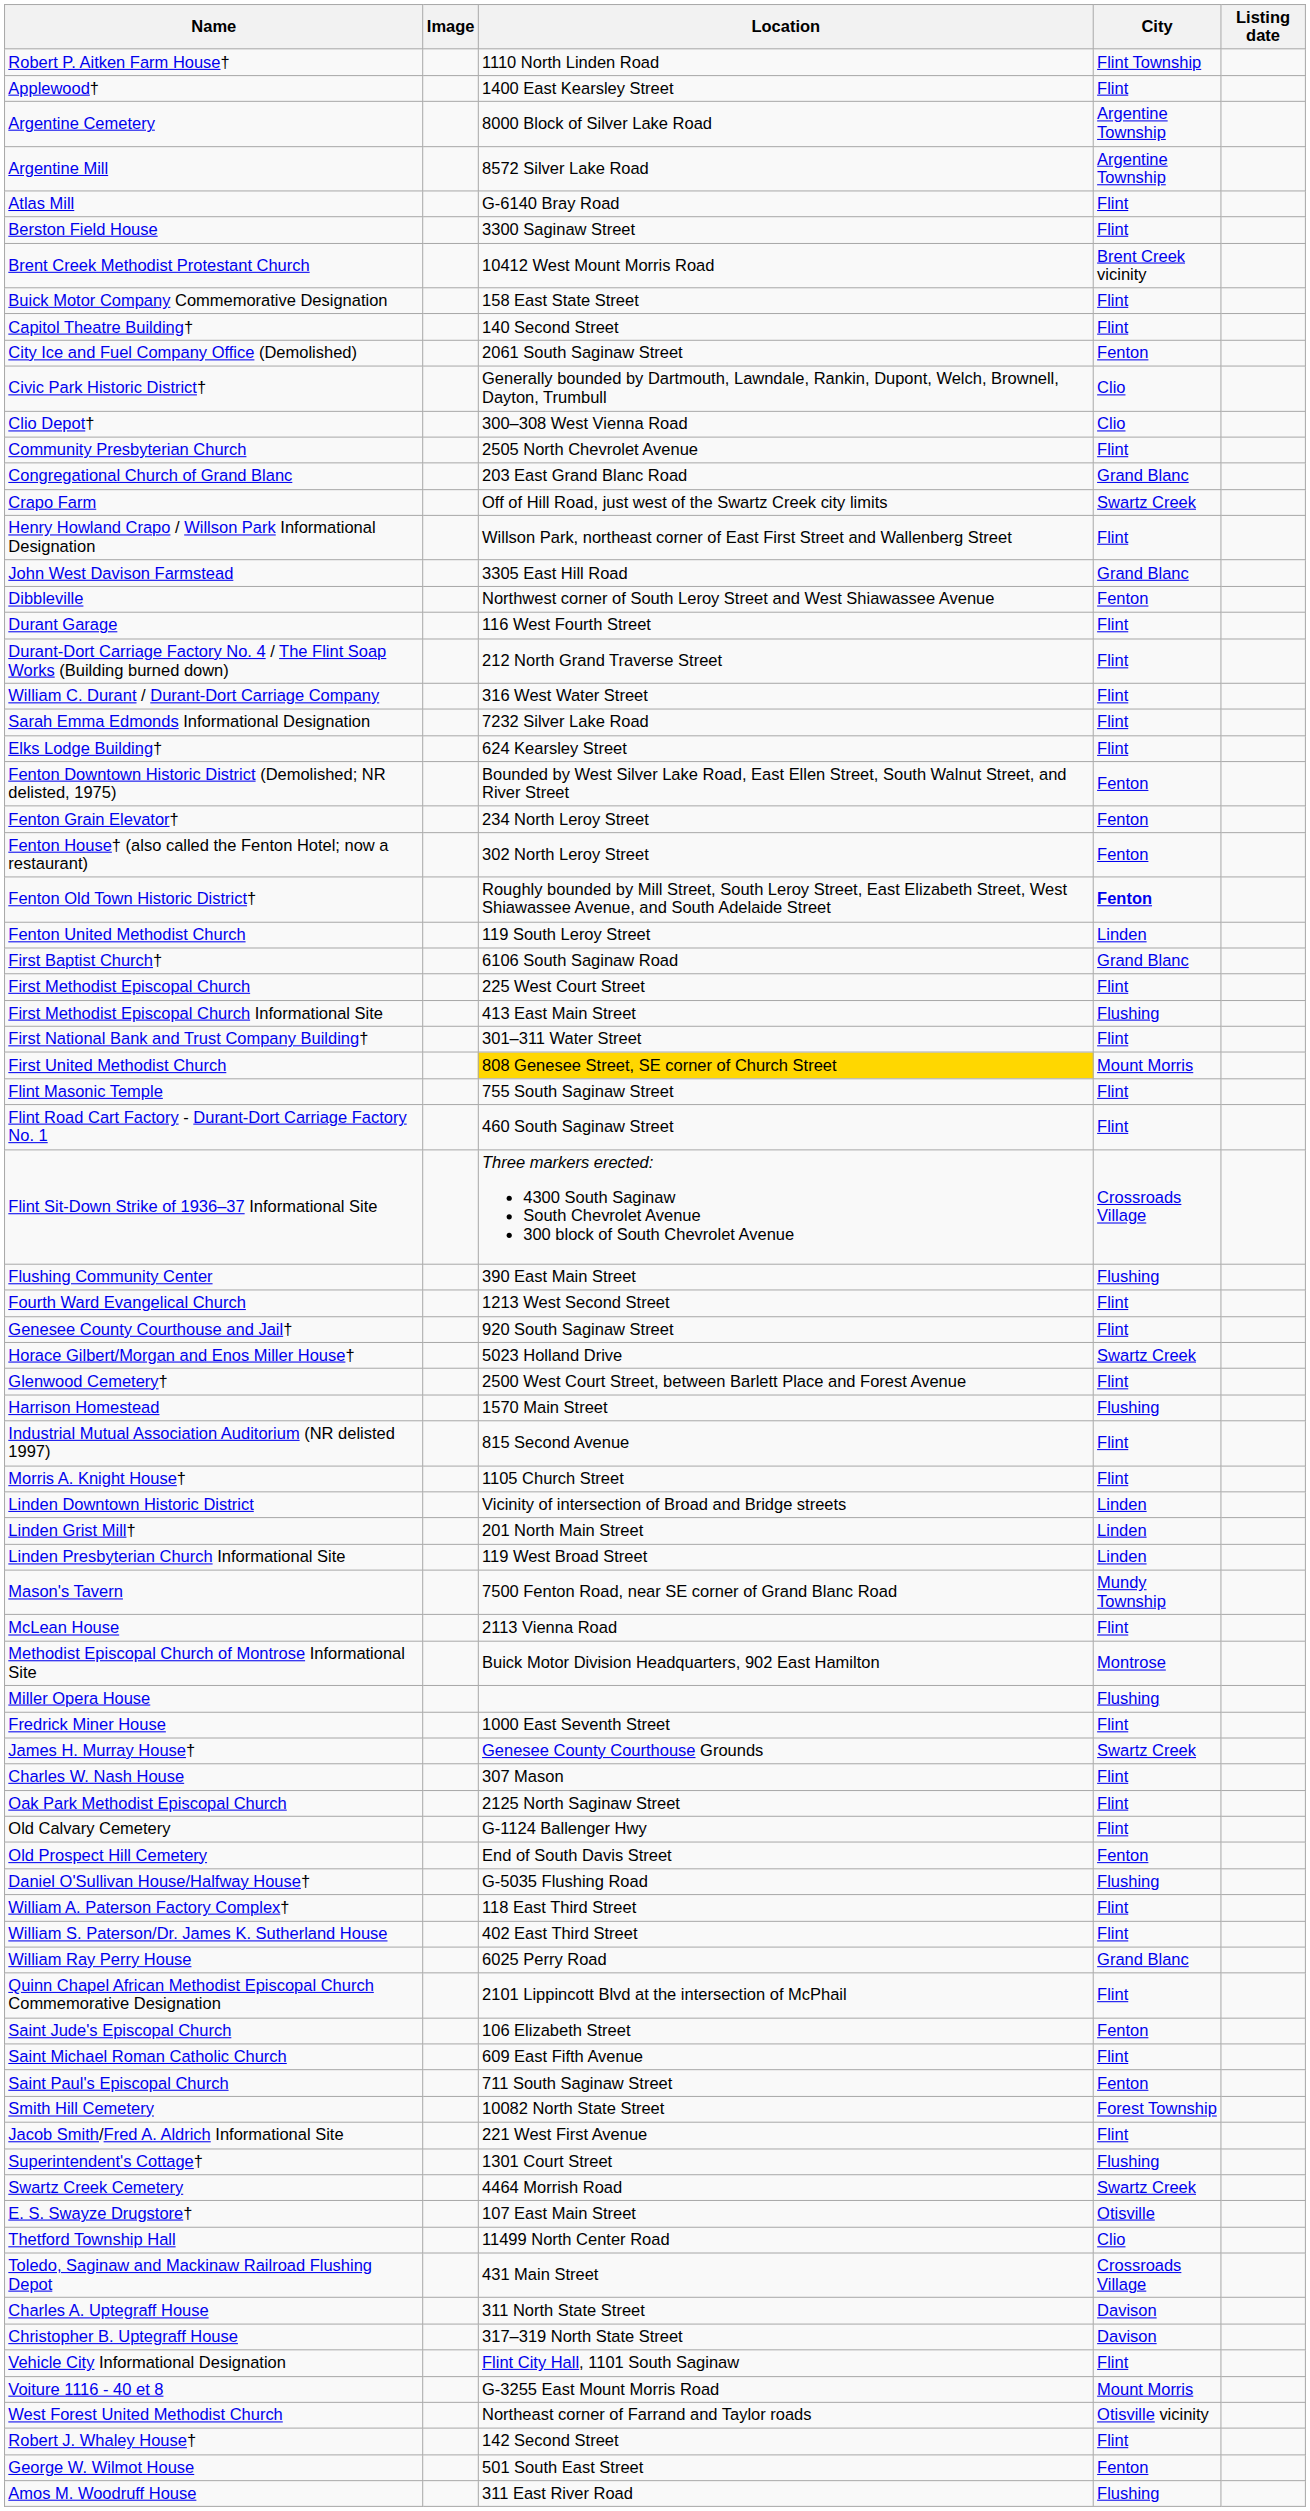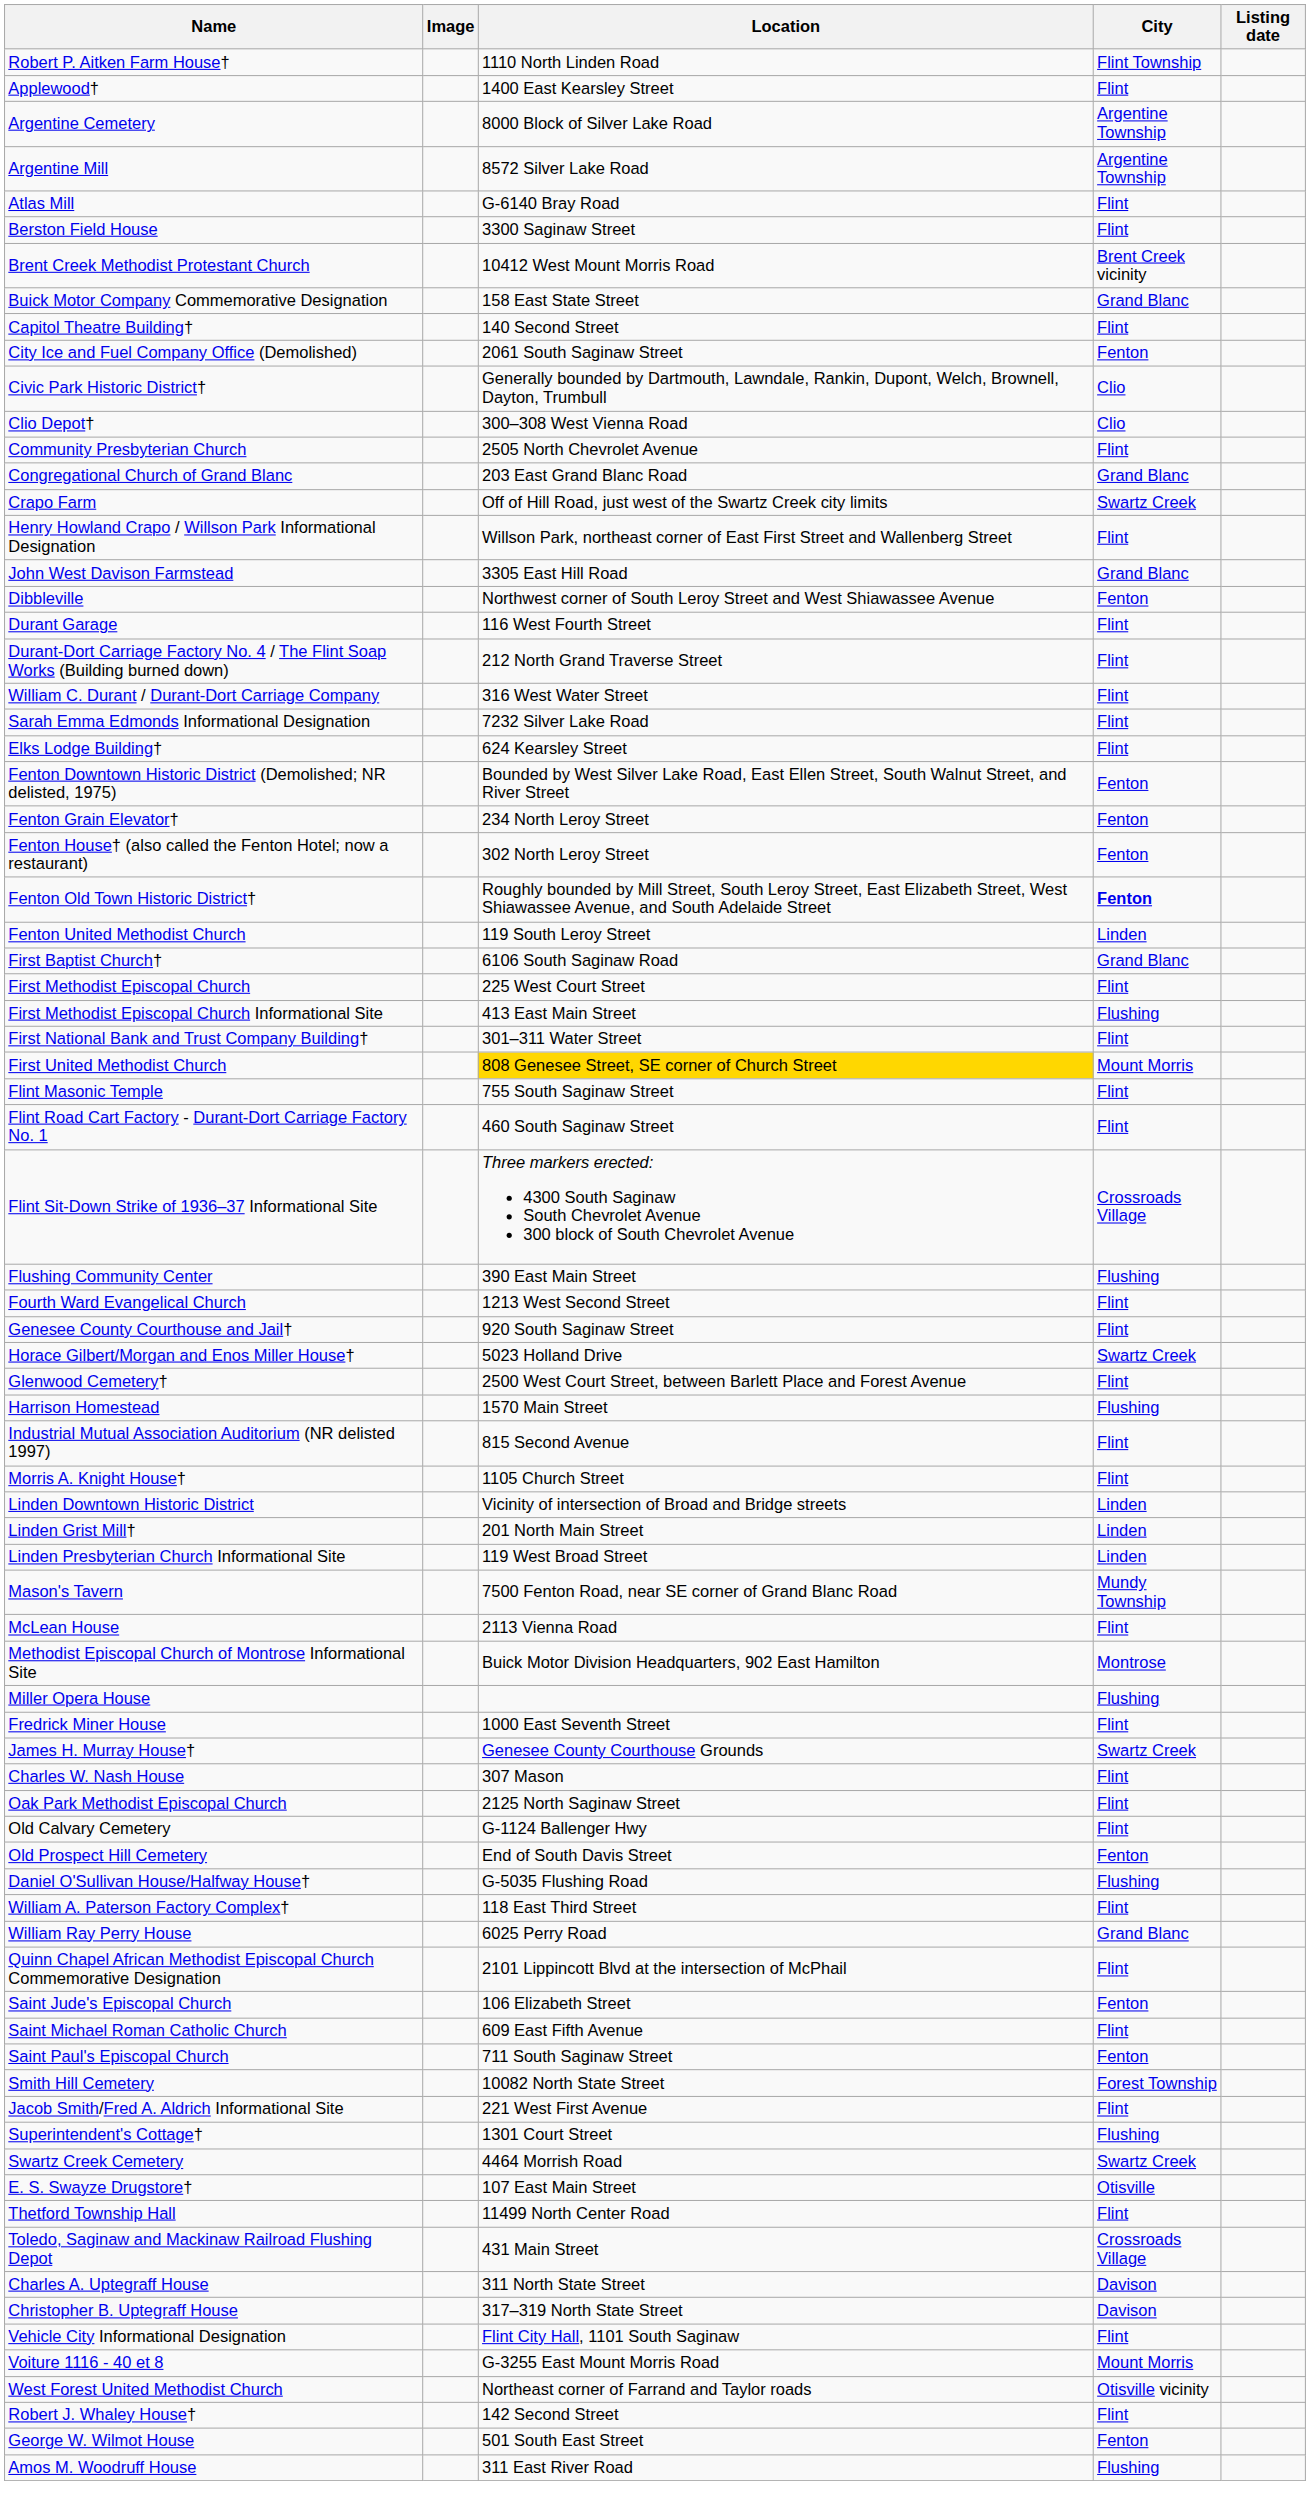(1113, 300) Flint -> (1143, 300) Grand Blanc
- row: (198, 1933)
(1111, 2239) Clio -> (1113, 2213) Flint
